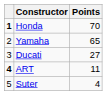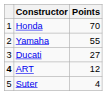(9, 26) bold -> (9, 26) normal
(95, 41) 65 -> (95, 41) 55
(95, 69) 11 -> (95, 69) 12
